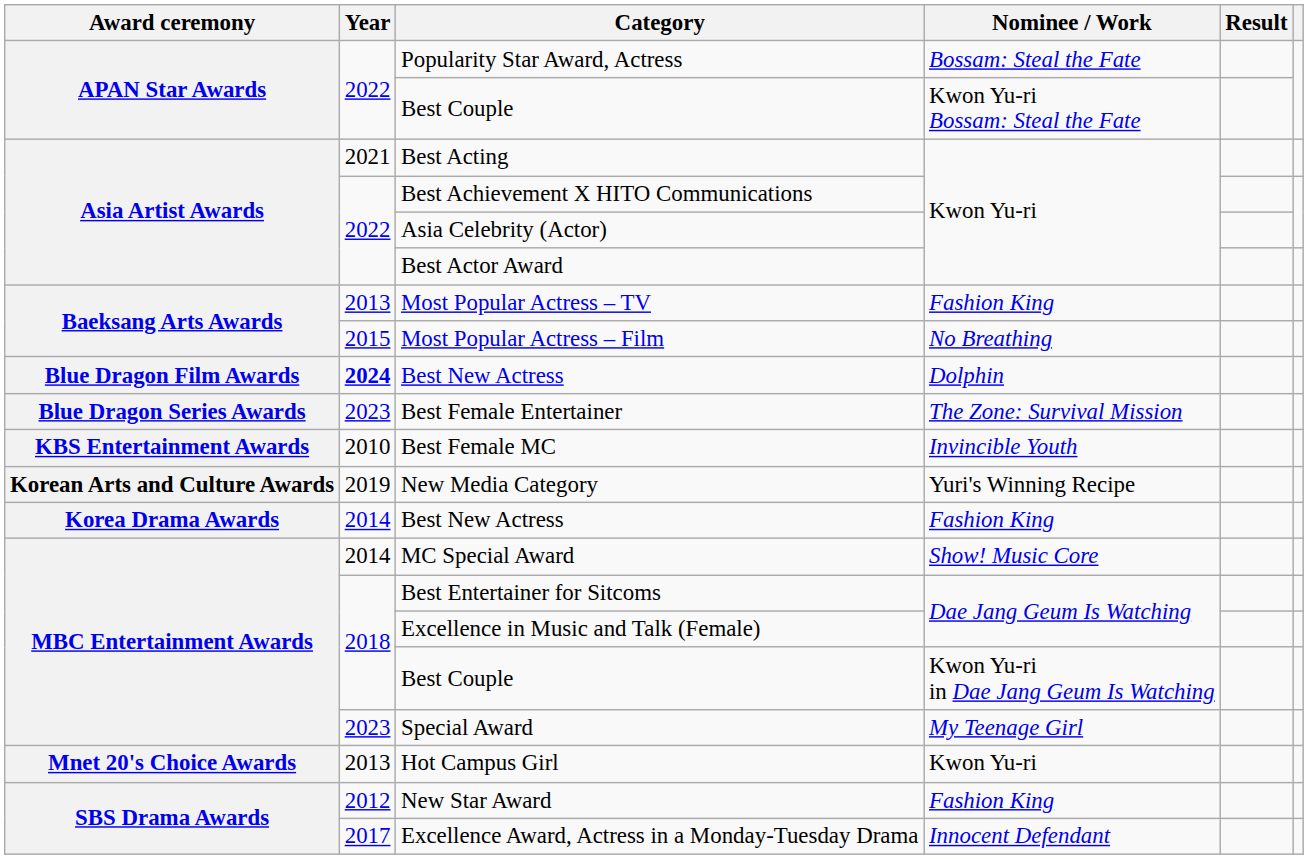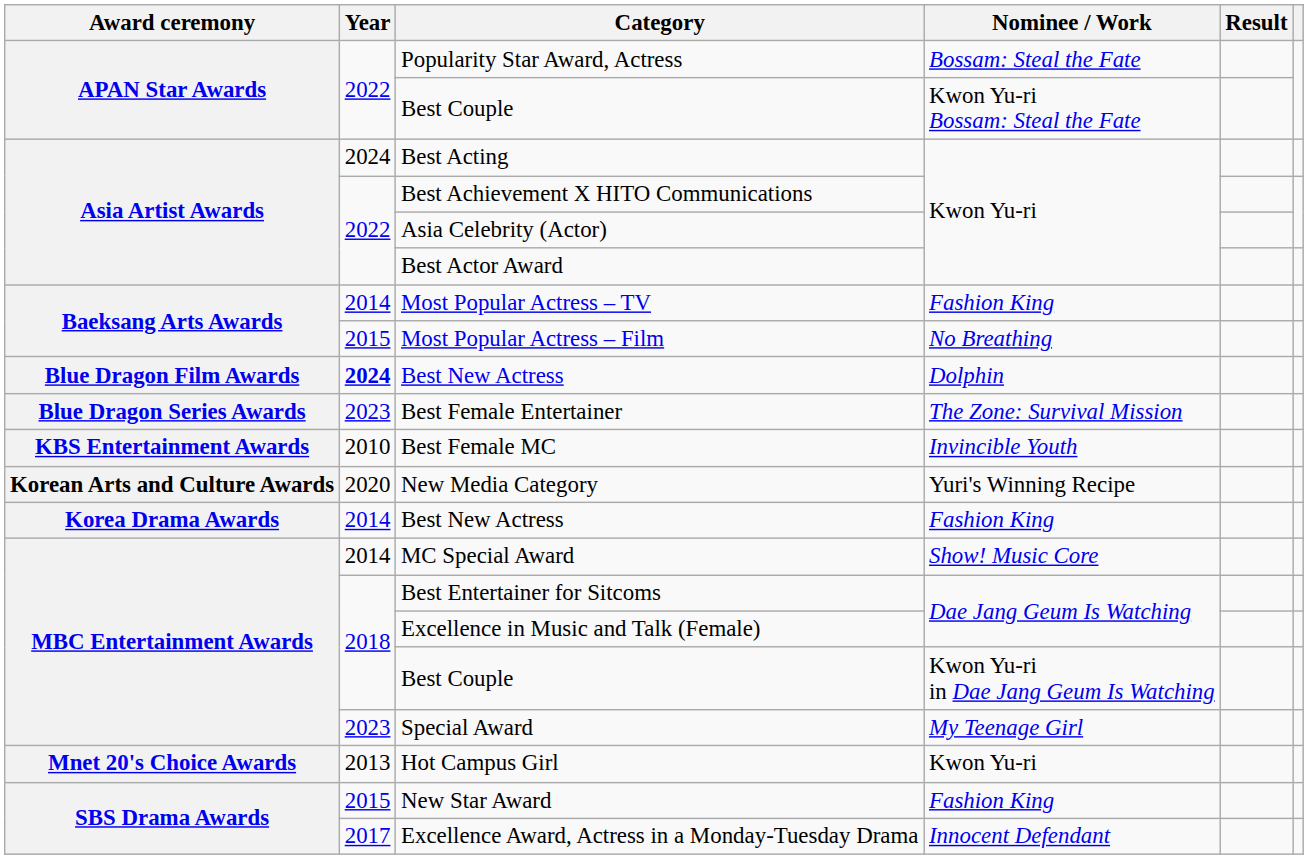(368, 157) 2021 -> (368, 157) 2024
(368, 302) 2013 -> (368, 302) 2014
(368, 483) 2019 -> (368, 483) 2020
(368, 799) 2012 -> (368, 799) 2015
